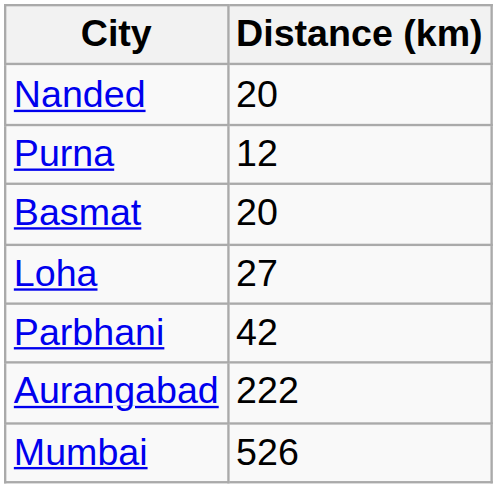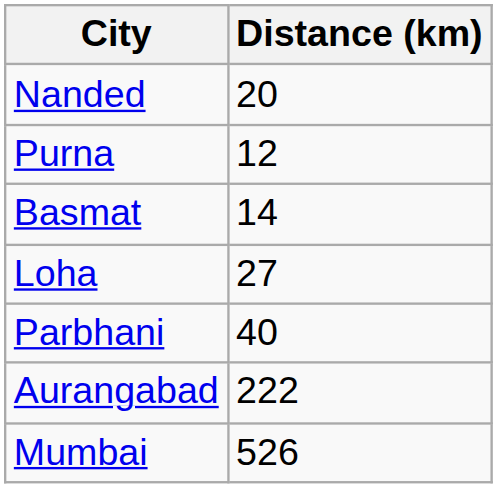(257, 213) 20 -> (257, 213) 14
(257, 332) 42 -> (257, 332) 40
